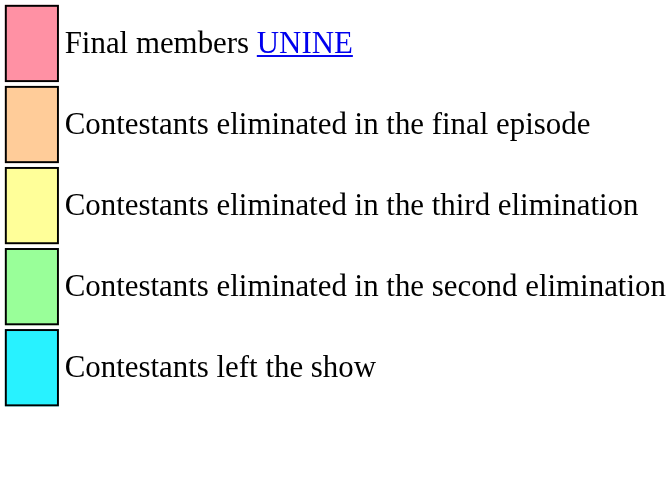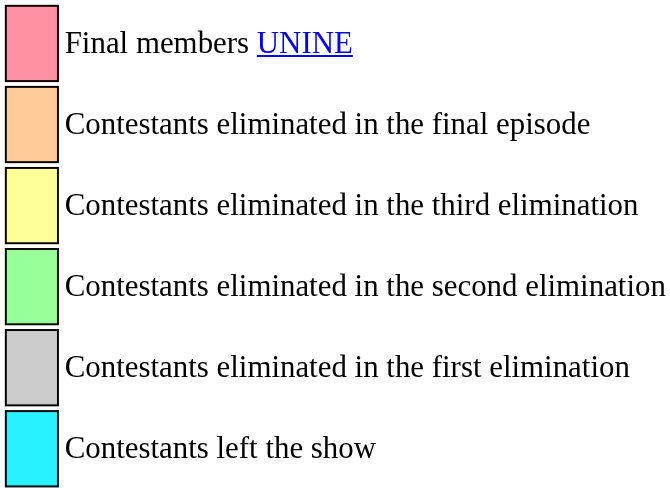+ row: (347, 367)
